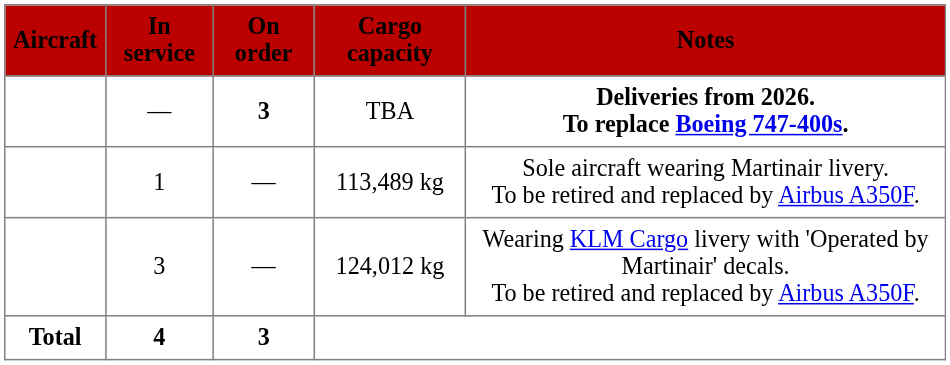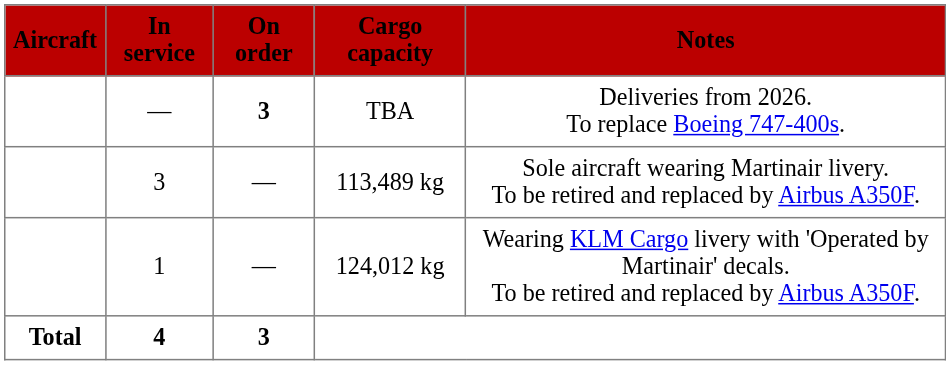(706, 110) bold -> (706, 110) normal
(159, 181) 1 -> (159, 181) 3
(159, 266) 3 -> (159, 266) 1
